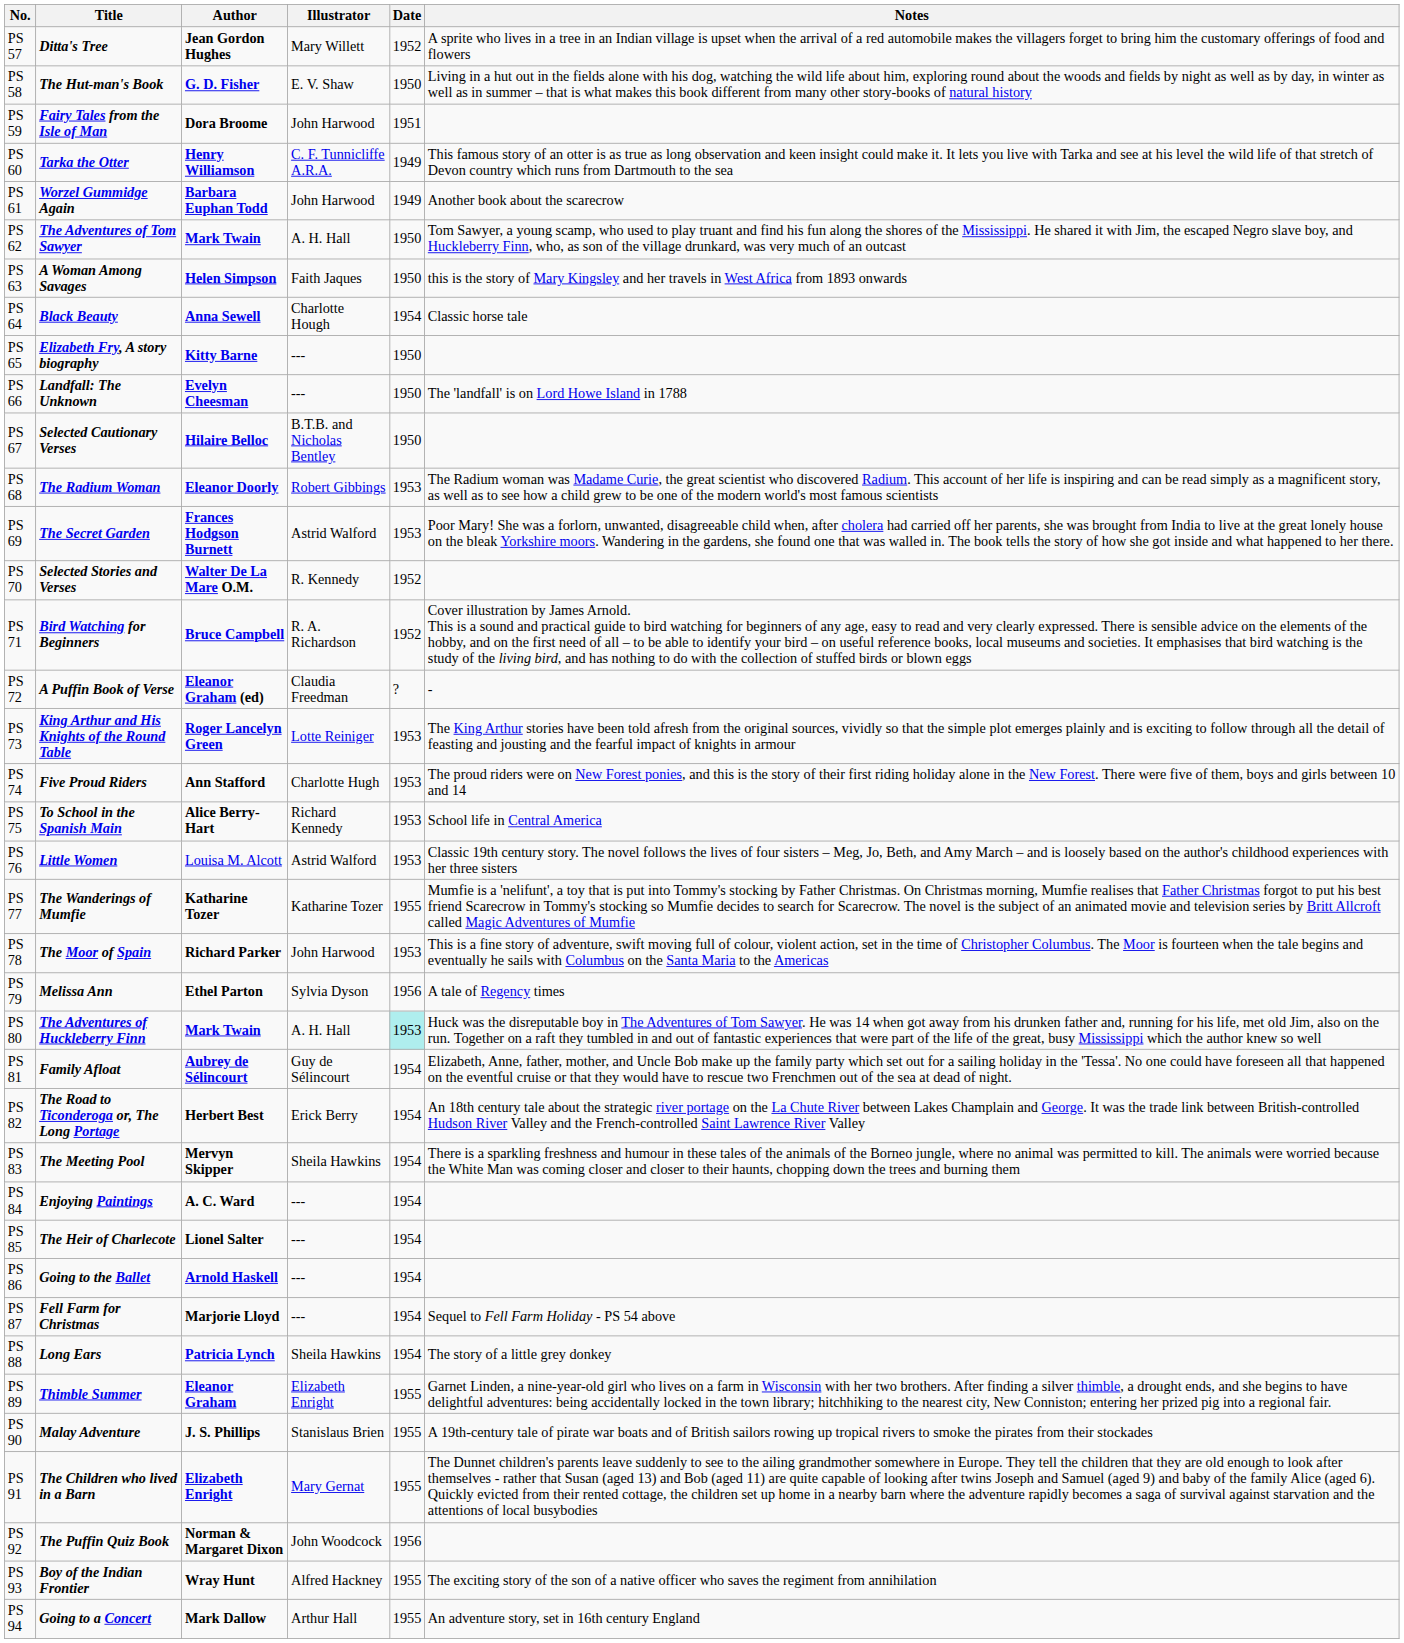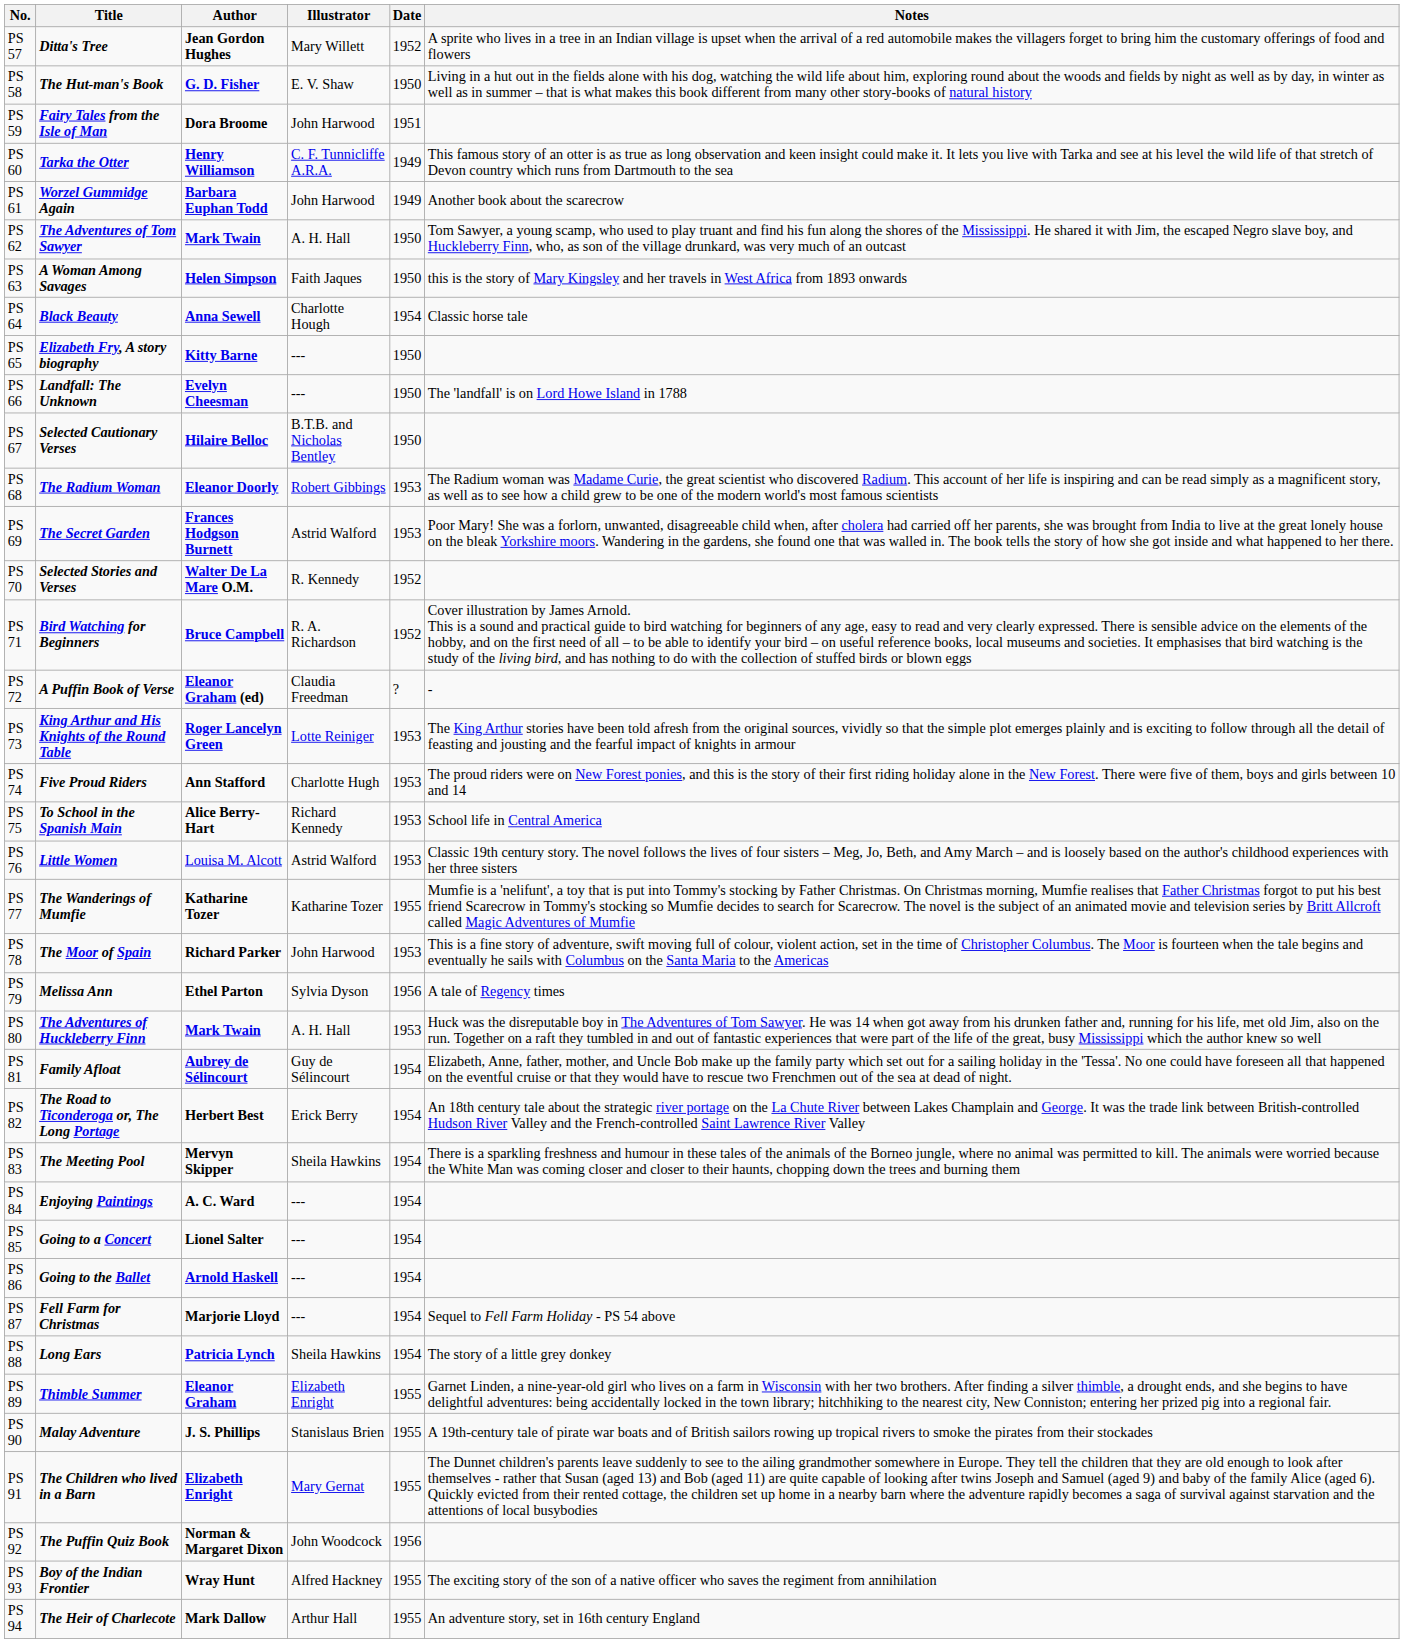(407, 1030) paleturquoise background -> (407, 1030) no background
(107, 1239) The Heir of Charlecote -> (95, 1239) Going to a Concert
(95, 1618) Going to a Concert -> (107, 1618) The Heir of Charlecote
